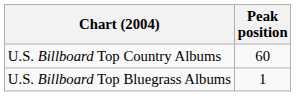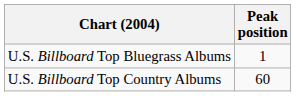rows swapped: (119, 79) <-> (114, 56)
